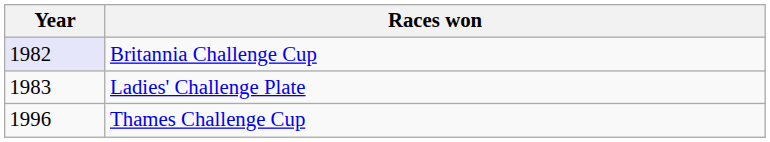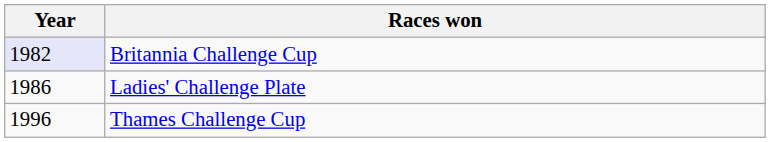(30, 86) 1983 -> (30, 86) 1986
